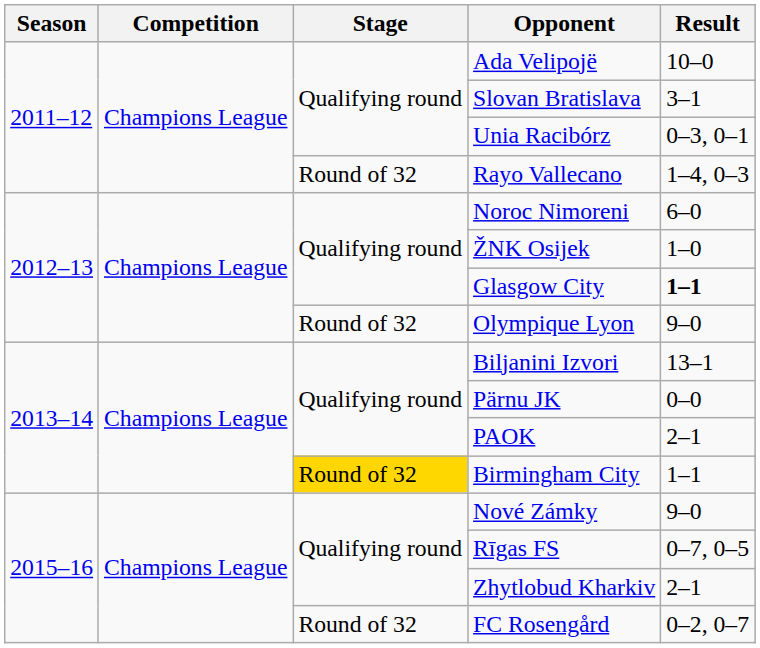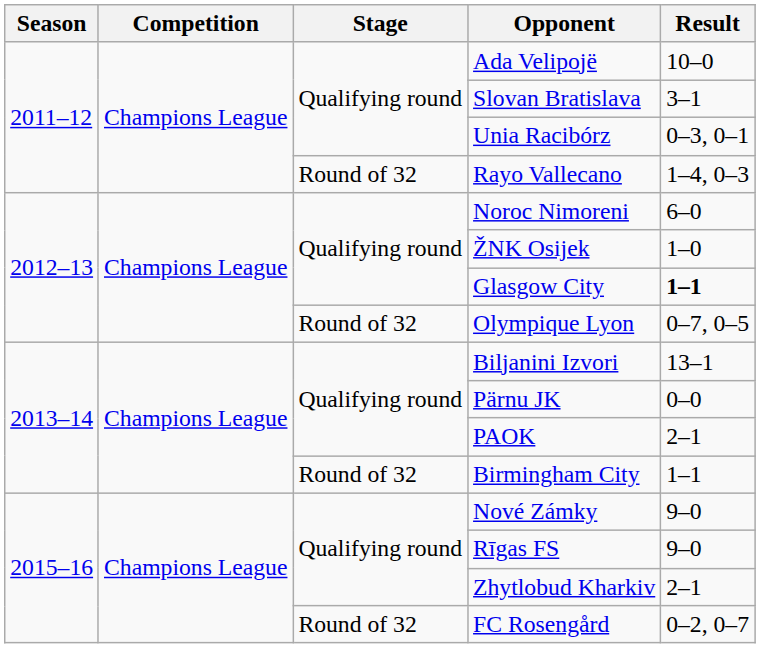(684, 323) 9–0 -> (708, 323) 0–7, 0–5
(358, 473) gold background -> (358, 473) no background
(708, 549) 0–7, 0–5 -> (684, 549) 9–0
